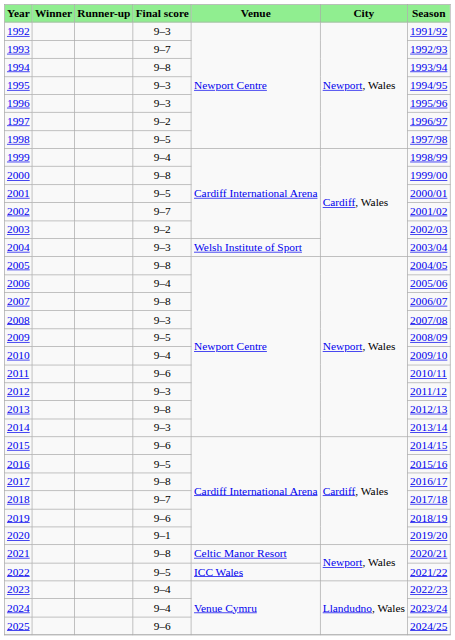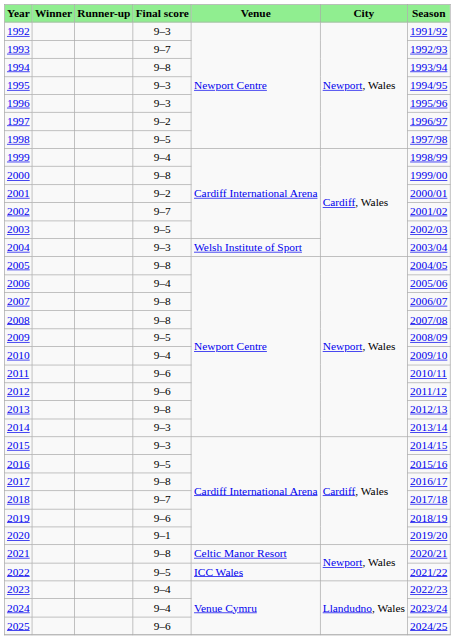(162, 193) 9–5 -> (162, 193) 9–2
(162, 229) 9–2 -> (162, 229) 9–5
(162, 319) 9–3 -> (162, 319) 9–8
(162, 391) 9–3 -> (162, 391) 9–6
(162, 445) 9–6 -> (162, 445) 9–3
